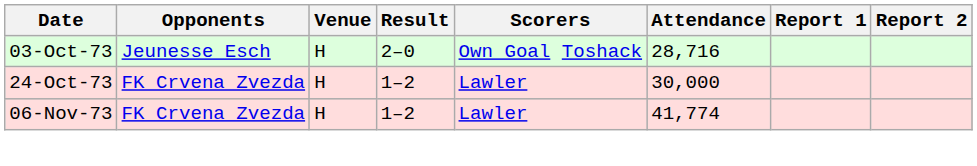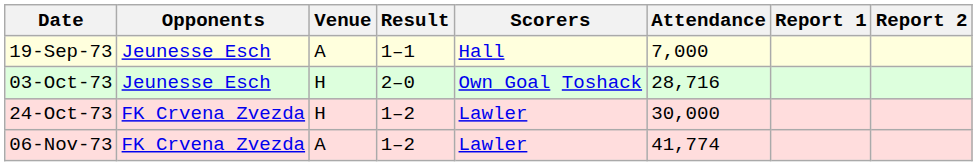+ row: (61, 51)
(320, 114) H -> (320, 145) A
